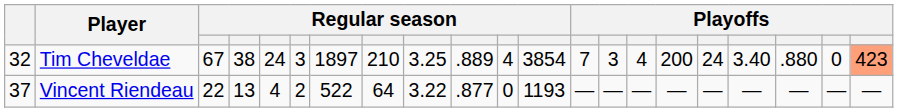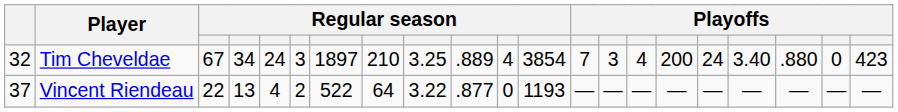(244, 59) 38 -> (244, 59) 34
(871, 59) lightsalmon background -> (871, 59) no background
